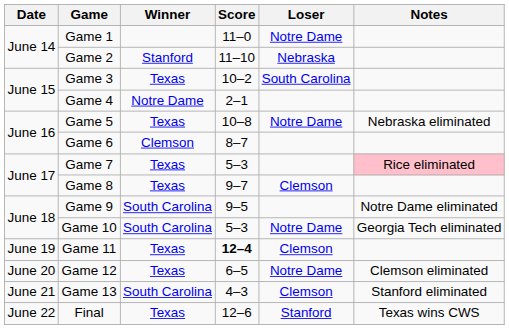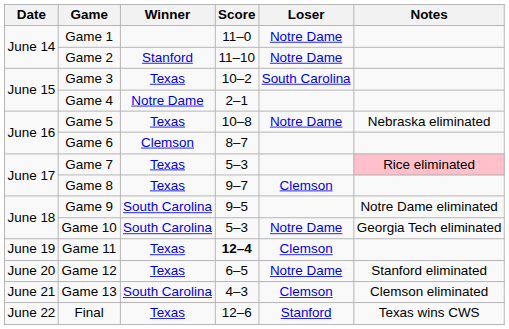(306, 57) Nebraska -> (306, 57) Notre Dame
(429, 270) Clemson eliminated -> (429, 270) Stanford eliminated
(429, 292) Stanford eliminated -> (429, 292) Clemson eliminated
